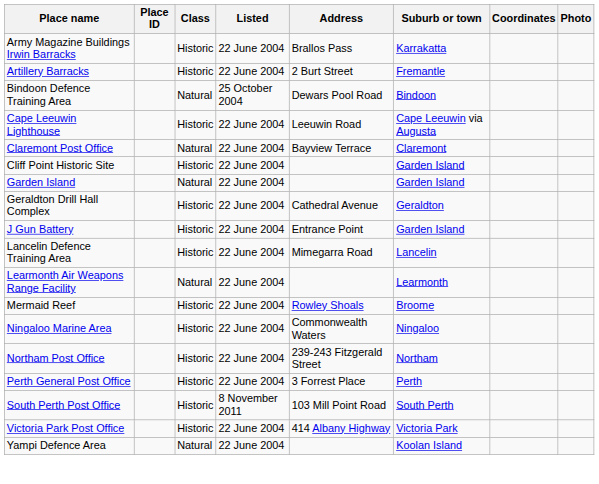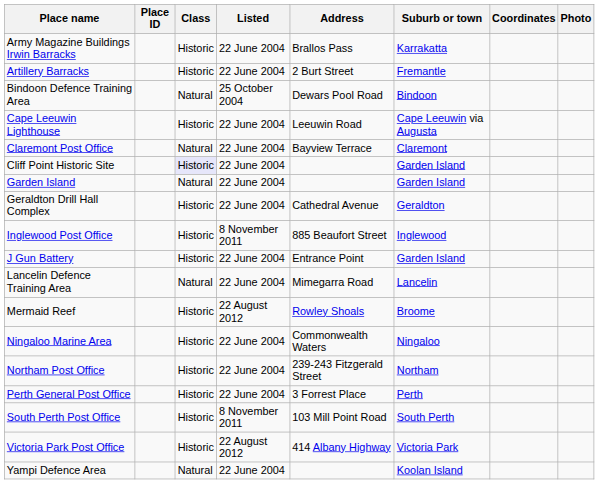(195, 165) no background -> (196, 165) lavender background
+ row: (60, 235)
(195, 252) Historic -> (195, 282) Natural
- row: (65, 282)
(251, 305) 22 June 2004 -> (243, 311) 22 August 2012
(251, 428) 22 June 2004 -> (243, 447) 22 August 2012
